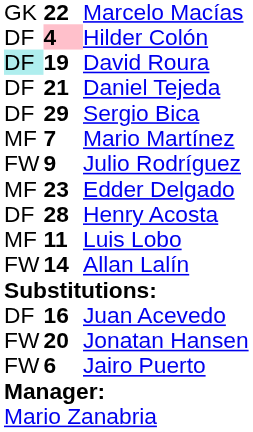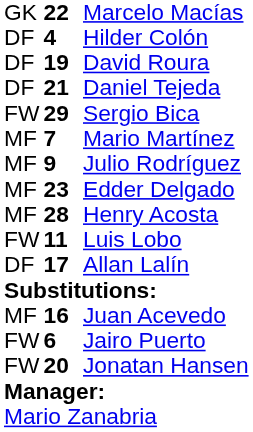(50, 37) pink background -> (50, 37) no background
(19, 62) paleturquoise background -> (19, 62) no background
(19, 113) DF -> (22, 113) FW
(22, 163) FW -> (20, 163) MF
(19, 214) DF -> (20, 214) MF
(20, 239) MF -> (22, 239) FW
(22, 264) FW -> (19, 264) DF
(56, 264) 14 -> (56, 264) 17
(19, 315) DF -> (20, 315) MF
rows swapped: (144, 366) <-> (166, 340)
